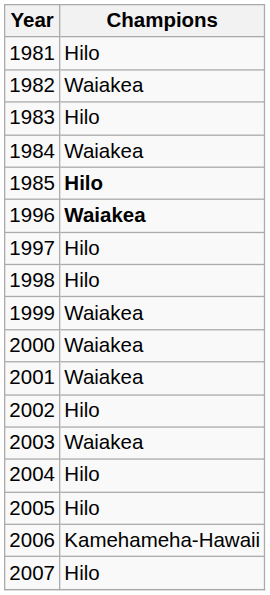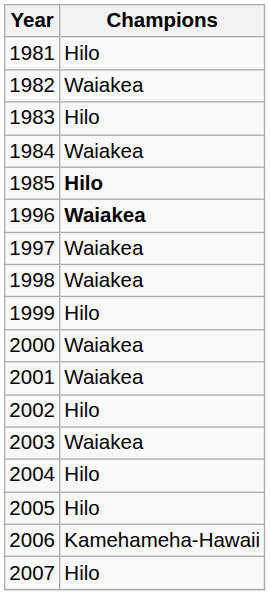(82, 248) Hilo -> (104, 248) Waiakea
(82, 280) Hilo -> (104, 280) Waiakea
(104, 313) Waiakea -> (82, 313) Hilo
